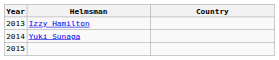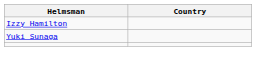- column: (16, 11)
